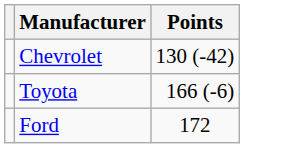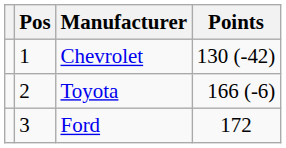+ column: (35, 21)
